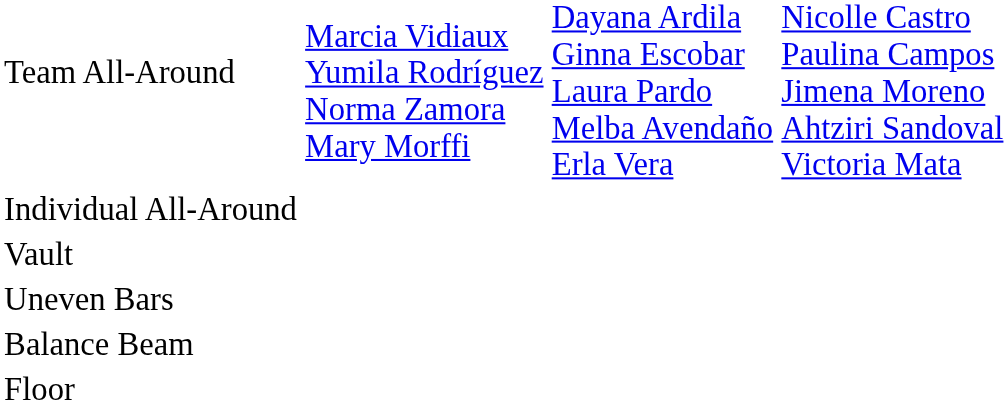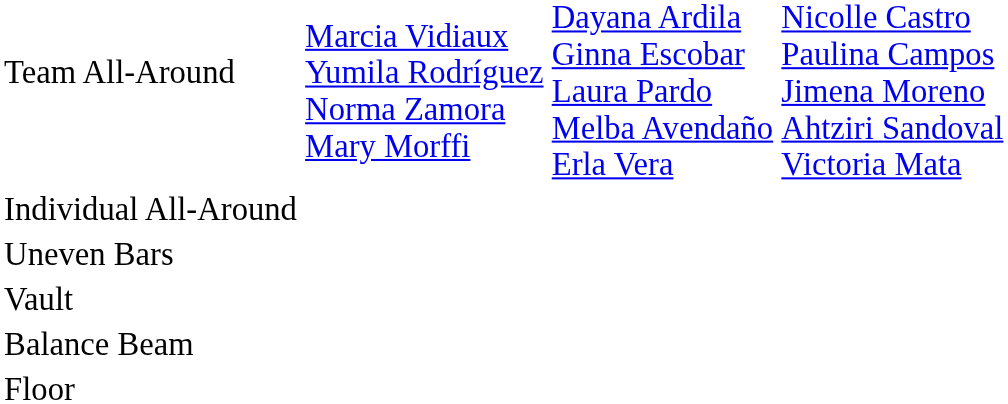rows swapped: (39, 254) <-> (89, 299)
